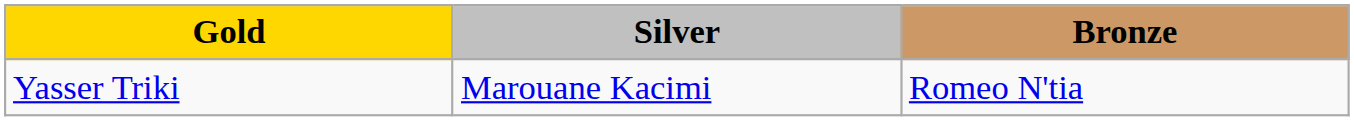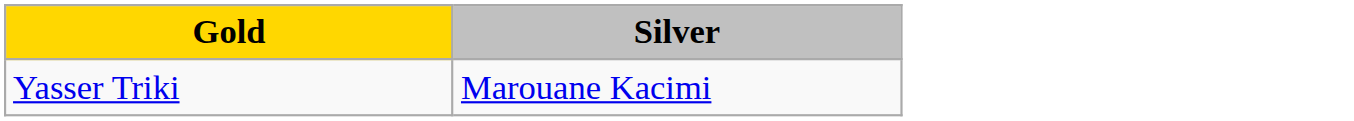- column: (1125, 31)
